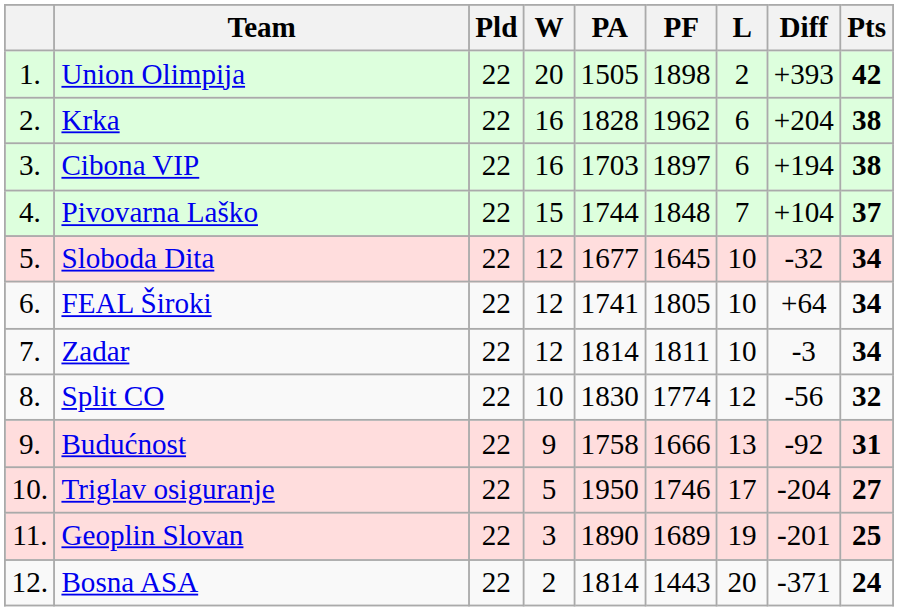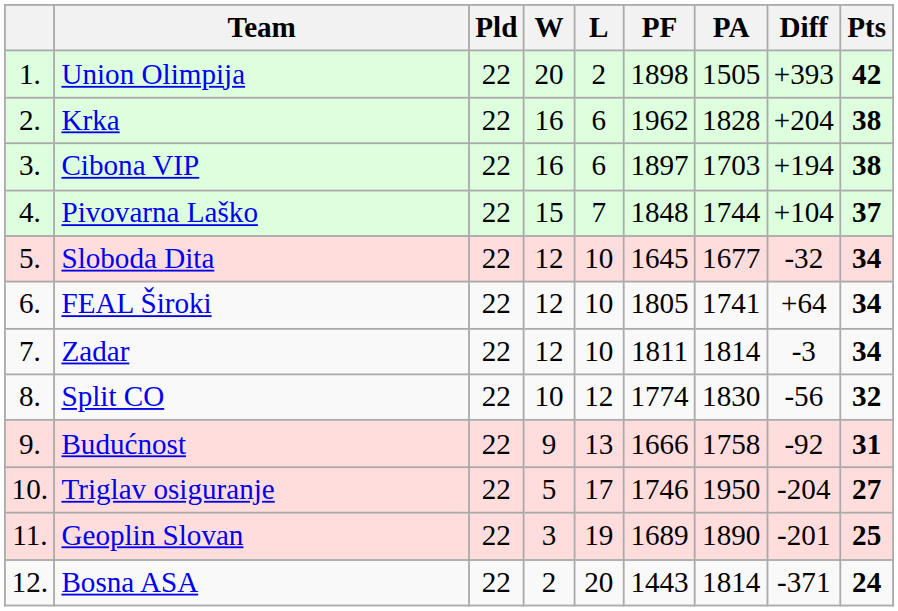columns swapped: (742, 27) <-> (610, 27)
